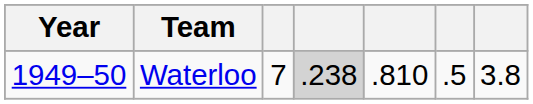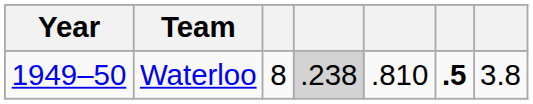(278, 74) 7 -> (278, 74) 8
(454, 74) normal -> (454, 74) bold
